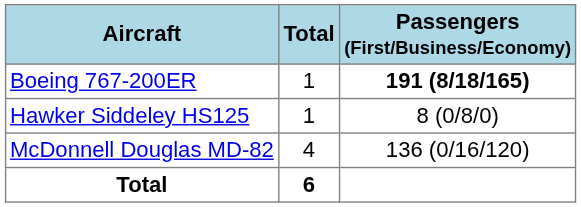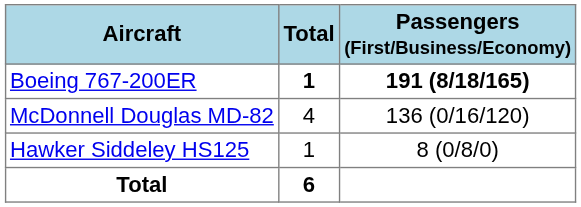(309, 81) normal -> (309, 81) bold
rows swapped: (142, 150) <-> (130, 115)
